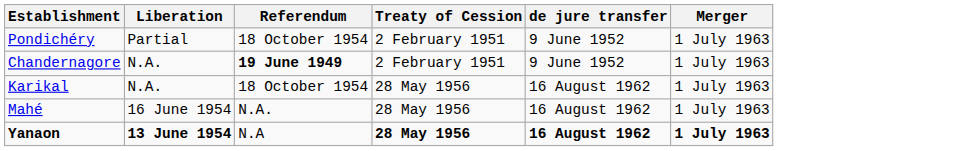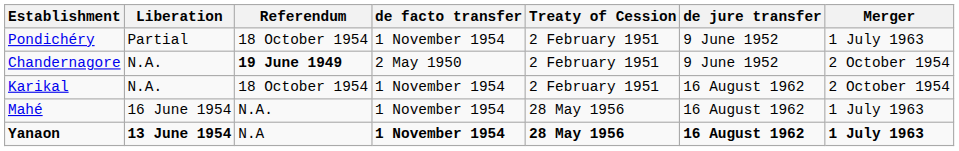+ column: (449, 16)
(722, 63) 1 July 1963 -> (889, 63) 2 October 1954
(423, 87) 28 May 1956 -> (594, 87) 2 February 1951
(722, 87) 1 July 1963 -> (889, 87) 2 October 1954
